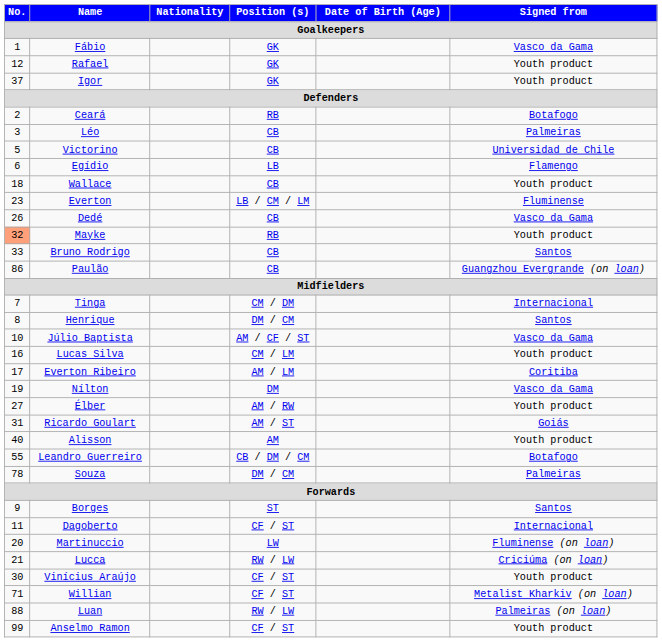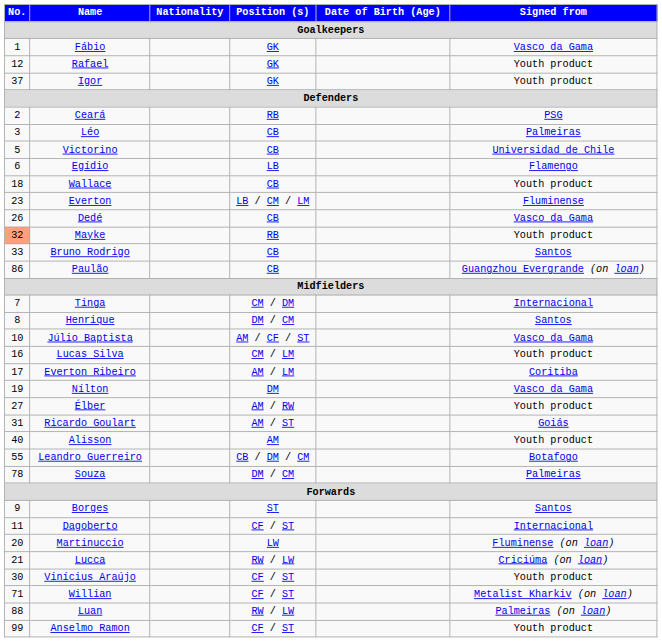(553, 115) Botafogo -> (553, 115) PSG
